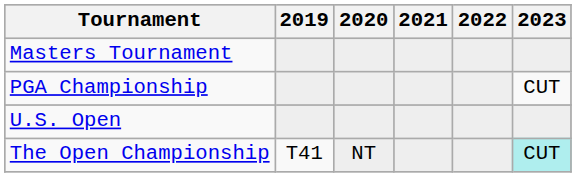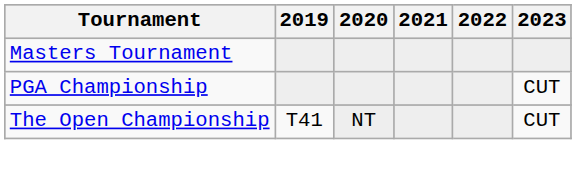- row: (65, 122)
(542, 155) paleturquoise background -> (542, 122) no background
